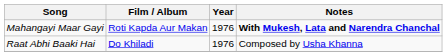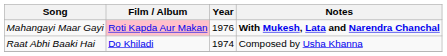(158, 28) no background -> (158, 28) pink background
(223, 43) 1976 -> (223, 43) 1974
